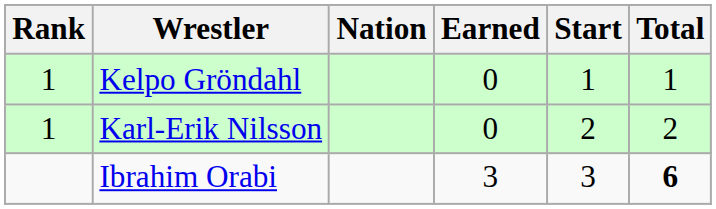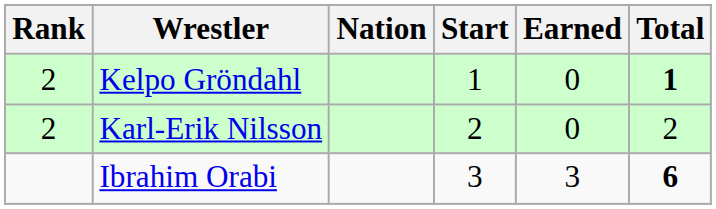columns swapped: (588, 29) <-> (490, 29)
(49, 78) 1 -> (49, 78) 2
(670, 78) normal -> (670, 78) bold
(49, 128) 1 -> (49, 128) 2
